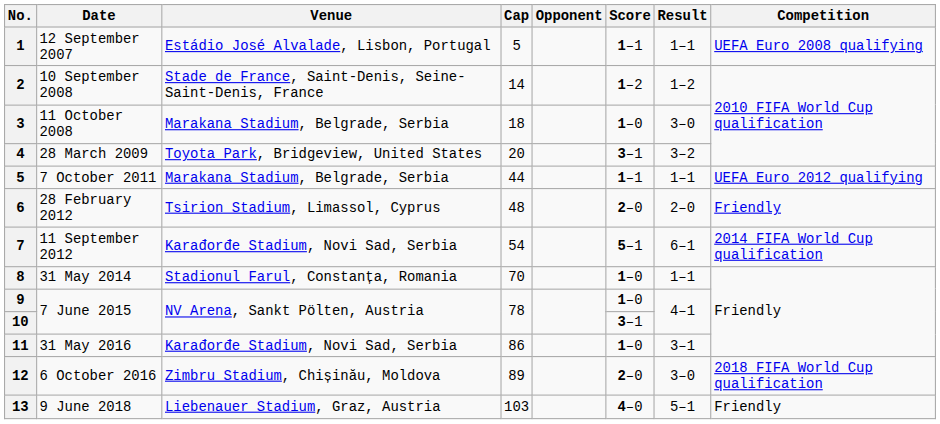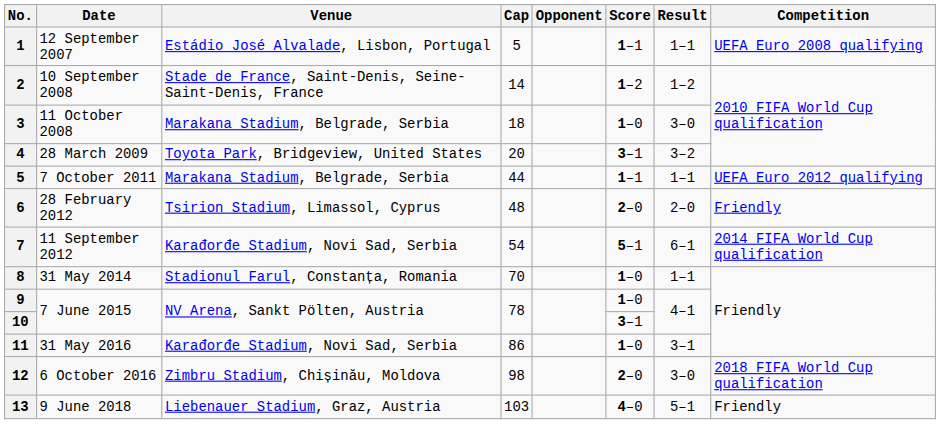(517, 376) 89 -> (517, 376) 98
